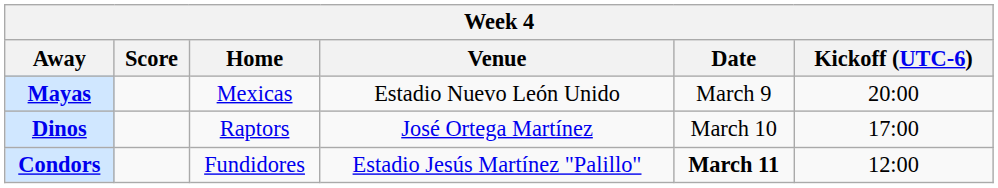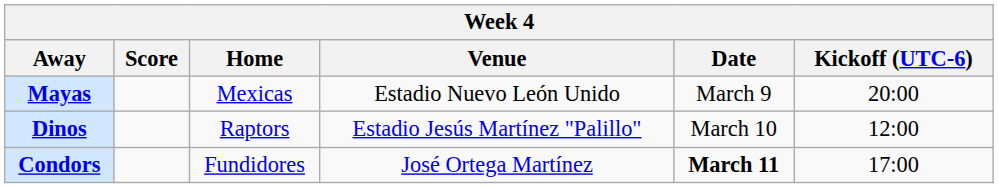(497, 128) José Ortega Martínez -> (497, 128) Estadio Jesús Martínez "Palillo"
(893, 128) 17:00 -> (893, 128) 12:00
(497, 164) Estadio Jesús Martínez "Palillo" -> (497, 164) José Ortega Martínez
(893, 164) 12:00 -> (893, 164) 17:00
